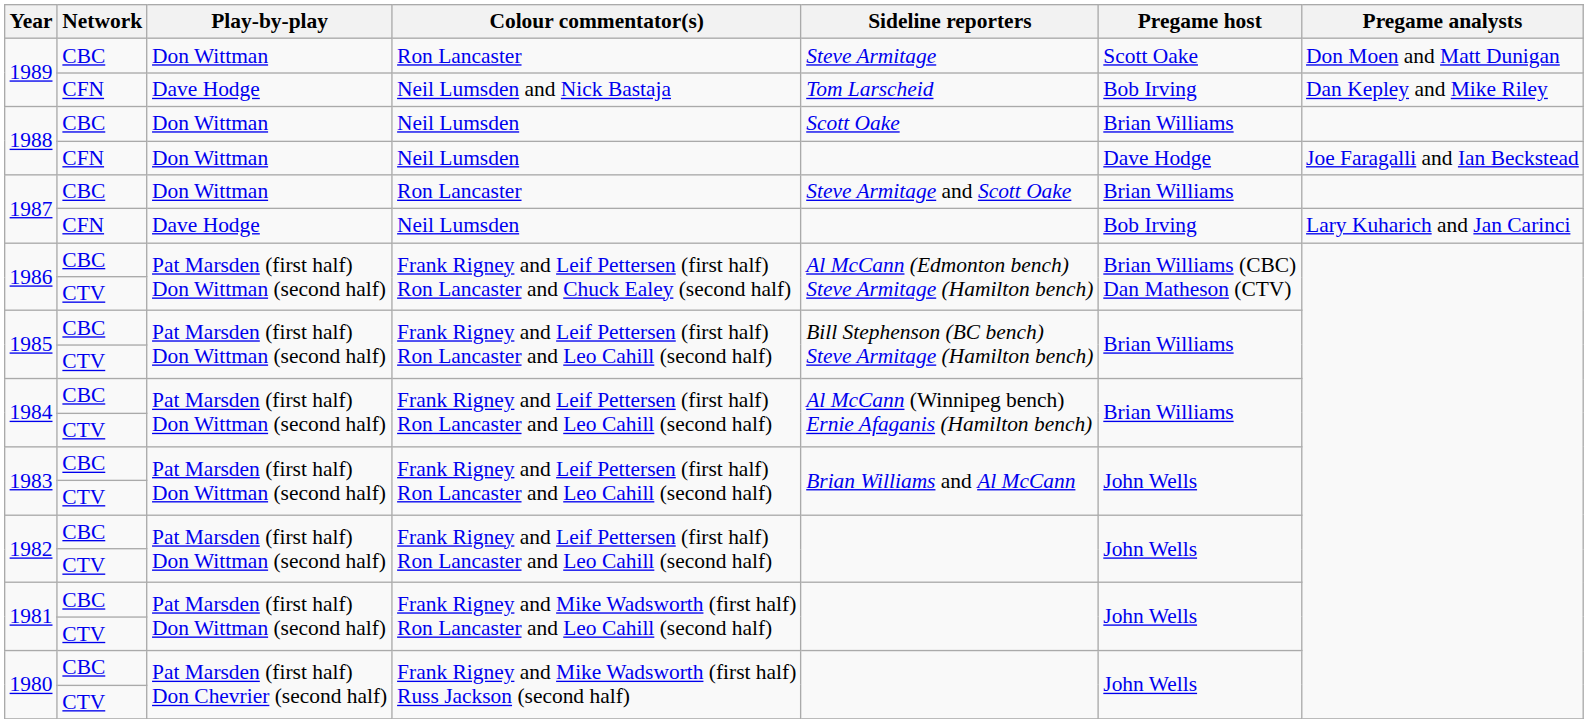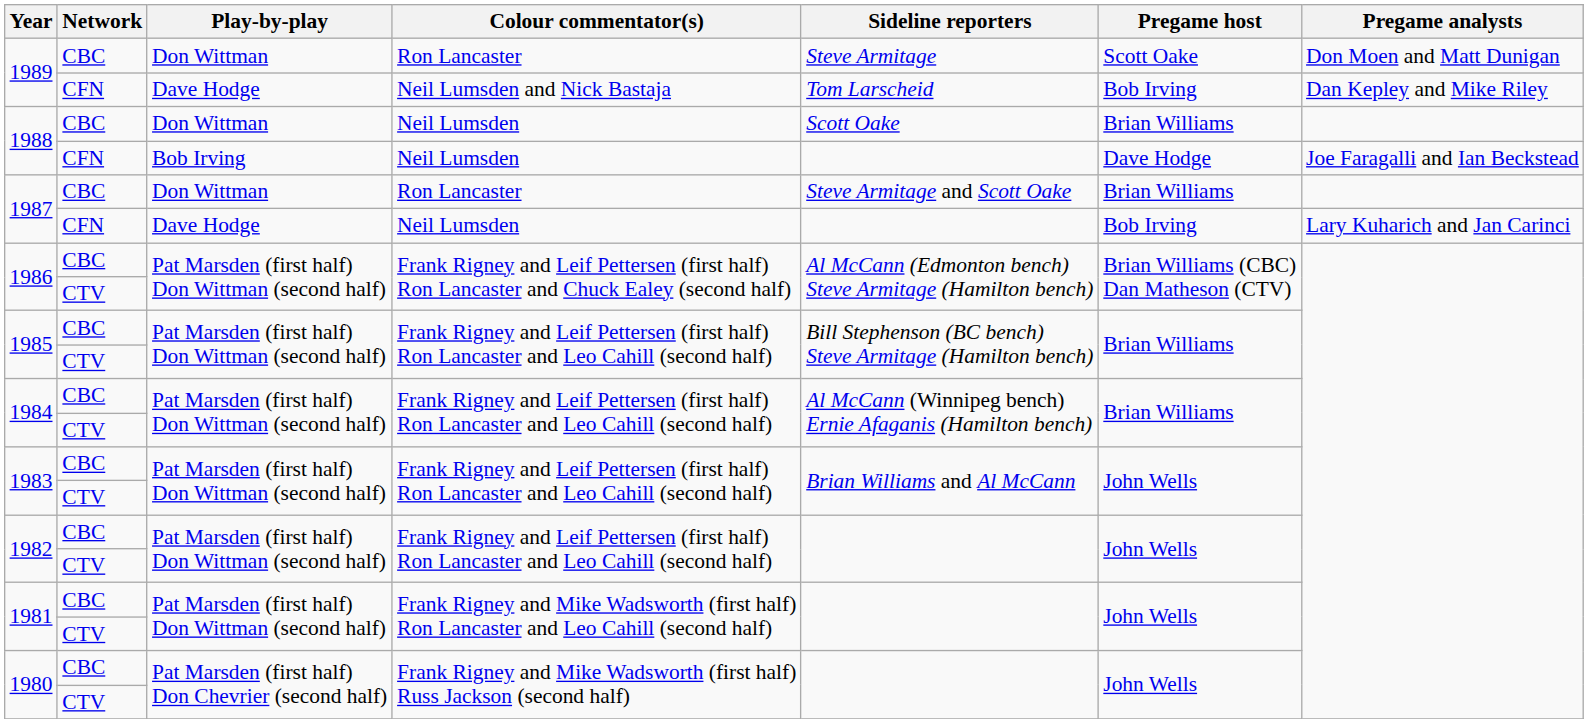(210, 157) Don Wittman -> (199, 157) Bob Irving
